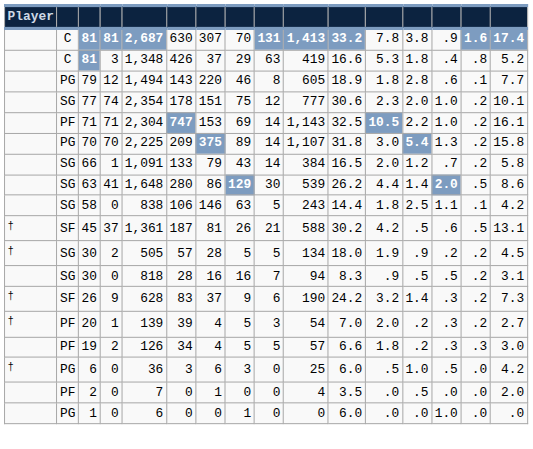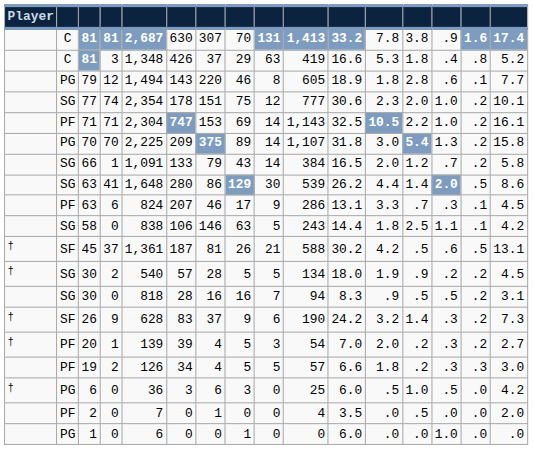+ row: (89, 206)
(152, 254) 505 -> (152, 275) 540
